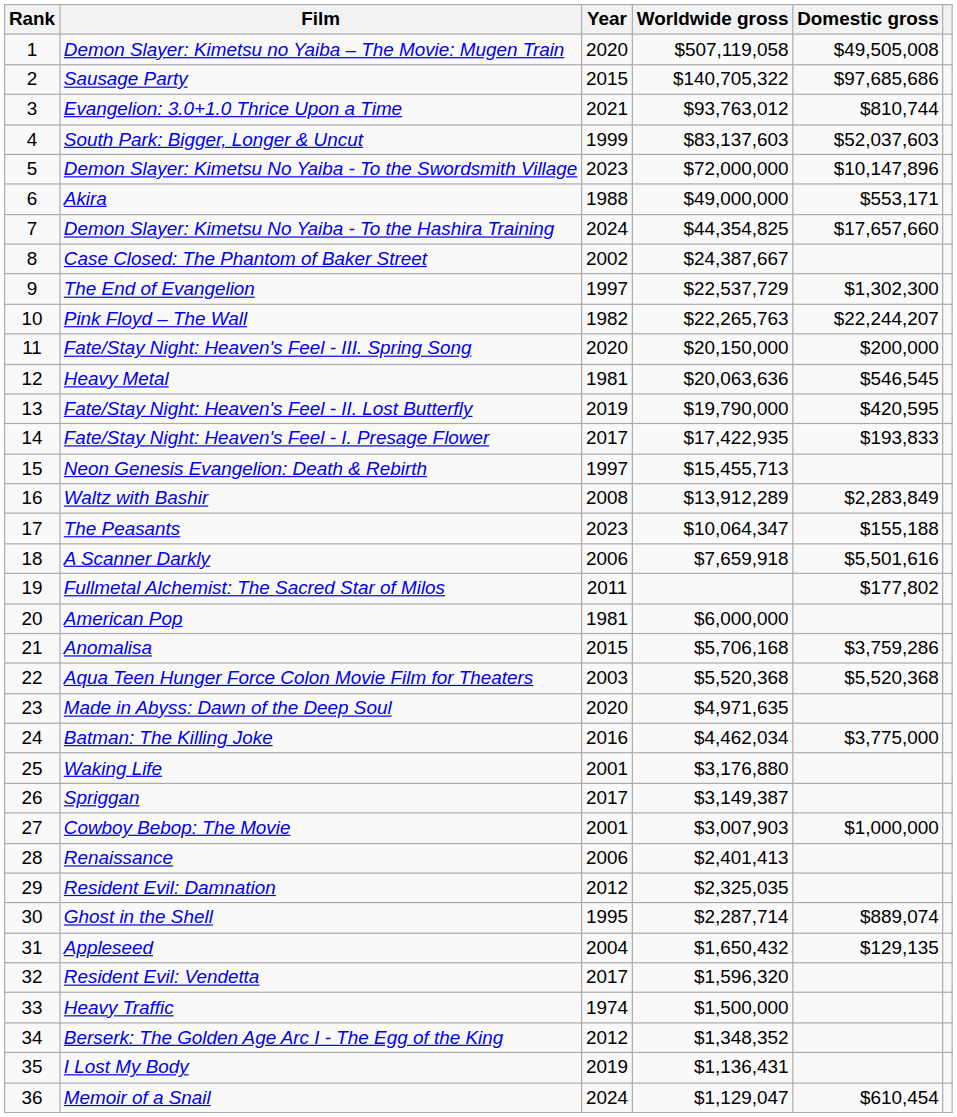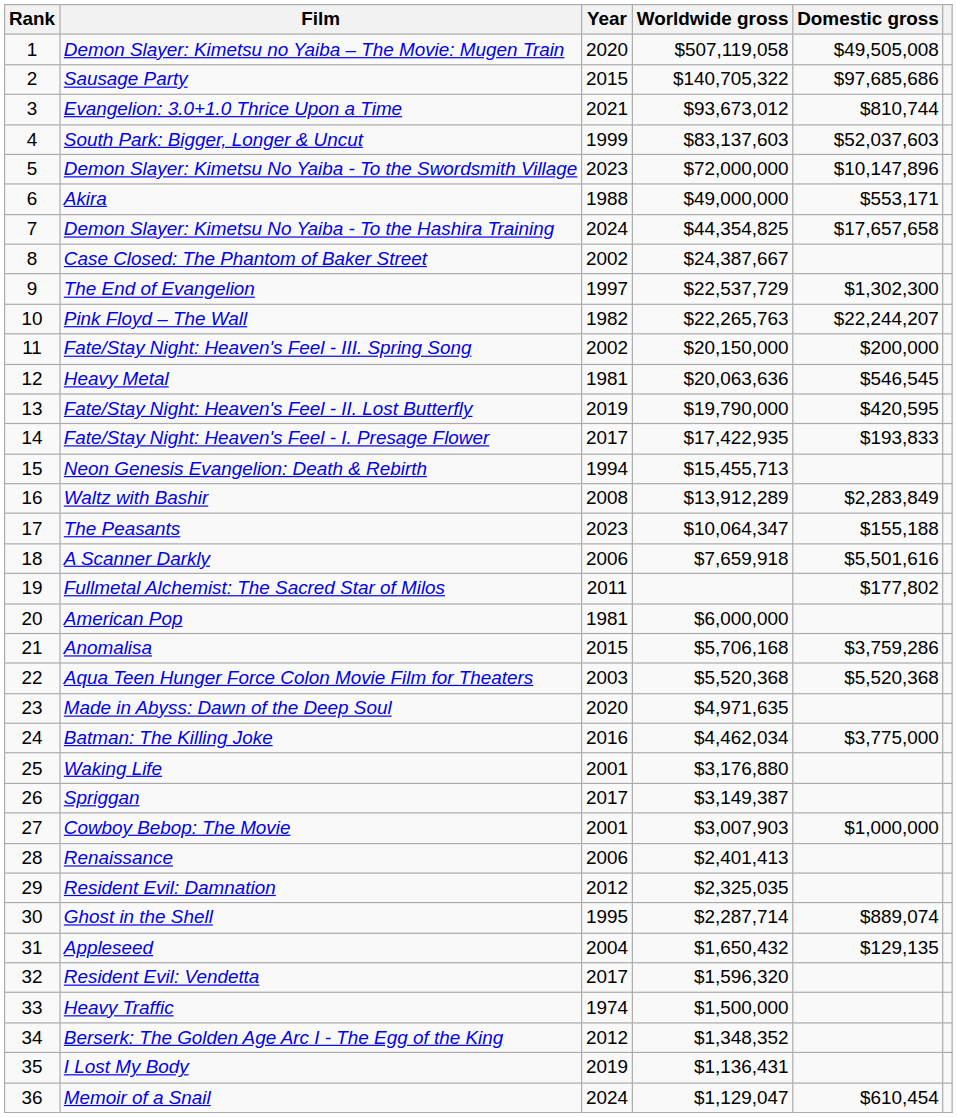(736, 109) $93,763,012 -> (736, 109) $93,673,012
(886, 229) $17,657,660 -> (886, 229) $17,657,658
(607, 348) 2020 -> (607, 348) 2002
(607, 468) 1997 -> (607, 468) 1994
